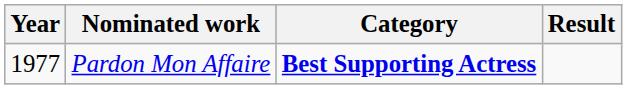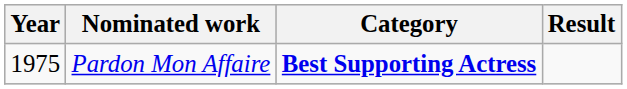(35, 63) 1977 -> (35, 63) 1975
